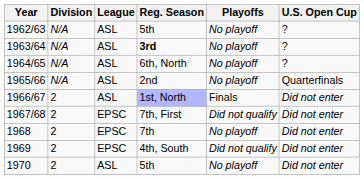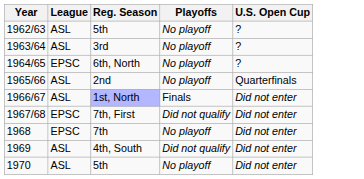- column: (71, 13)
(148, 47) bold -> (101, 47) normal
(107, 64) ASL -> (65, 64) EPSC
(112, 149) EPSC -> (61, 149) ASL
